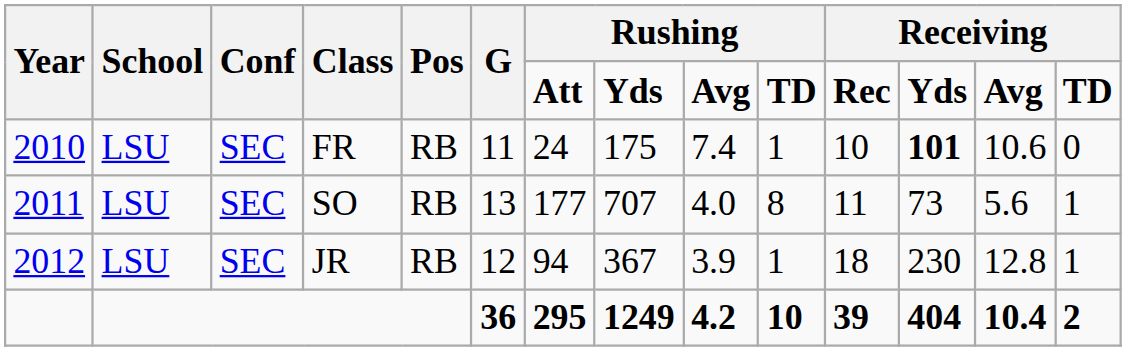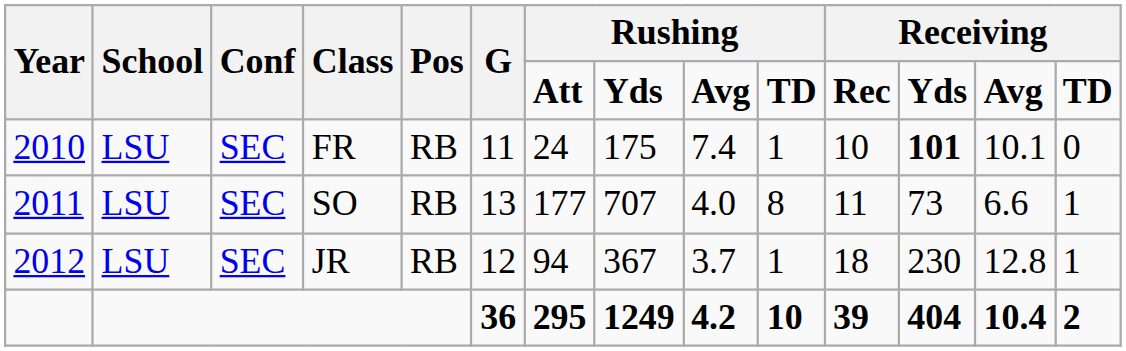(1015, 146) 10.6 -> (1015, 146) 10.1
(1006, 203) 5.6 -> (1006, 203) 6.6
(714, 260) 3.9 -> (714, 260) 3.7
